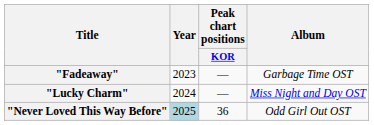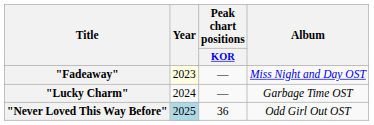(184, 74) no background -> (184, 74) lightyellow background
(308, 74) Garbage Time OST -> (308, 74) Miss Night and Day OST
(308, 93) Miss Night and Day OST -> (308, 93) Garbage Time OST
